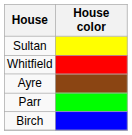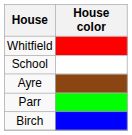- row: (30, 45)
+ row: (30, 64)
